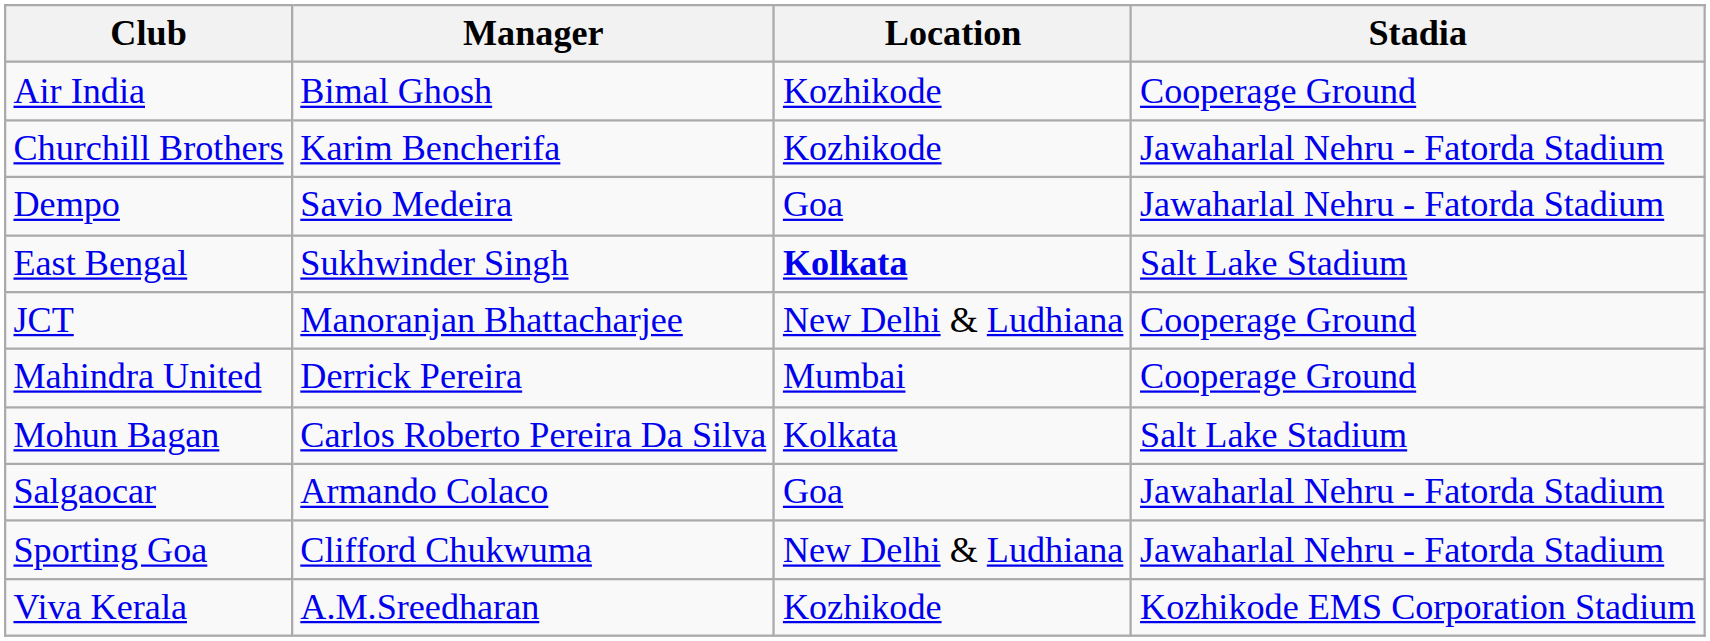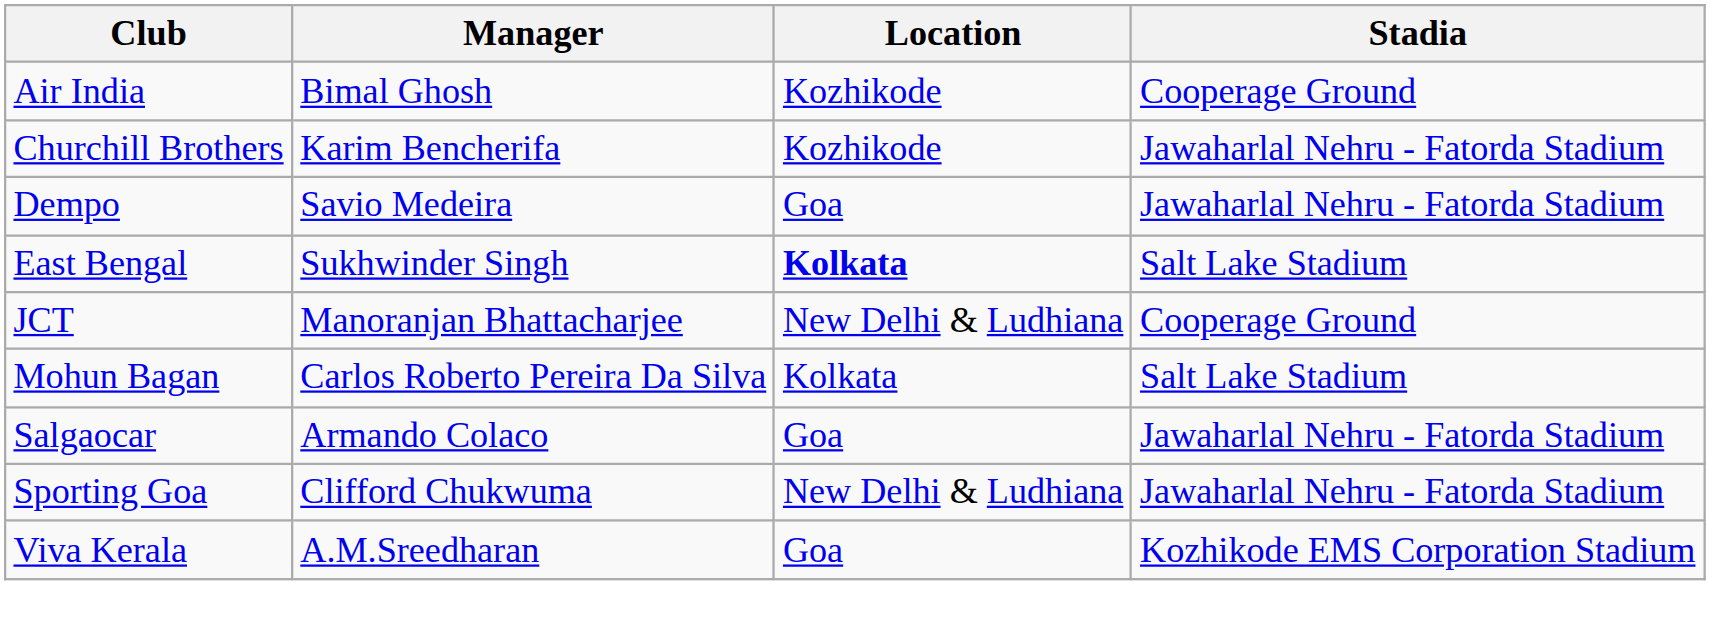- row: (137, 377)
(862, 606) Kozhikode -> (813, 549) Goa
